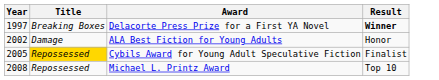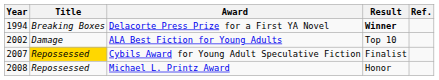+ column: (422, 11)
(17, 26) 1997 -> (17, 26) 1994
(378, 40) Honor -> (381, 40) Top 10
(17, 54) 2005 -> (17, 54) 2007
(381, 68) Top 10 -> (378, 68) Honor
